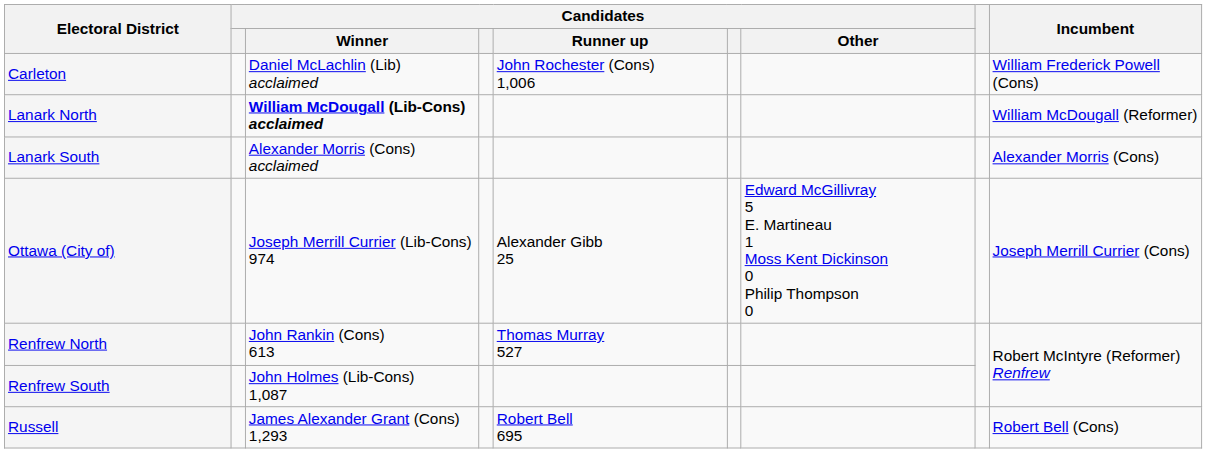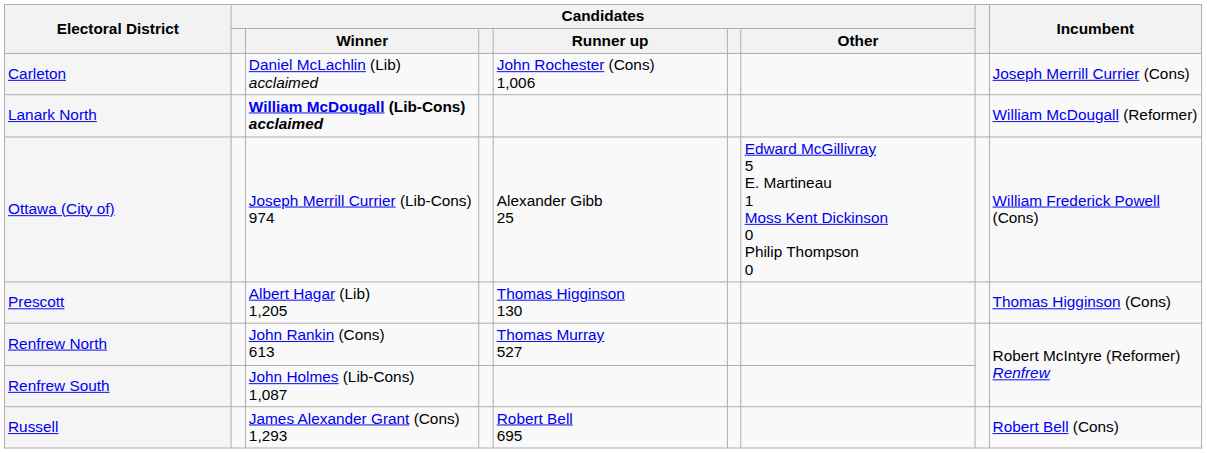(1076, 74) William Frederick Powell (Cons) -> (1091, 74) Joseph Merrill Currier (Cons)
- row: (54, 157)
(1091, 250) Joseph Merrill Currier (Cons) -> (1076, 209) William Frederick Powell (Cons)
+ row: (36, 302)
